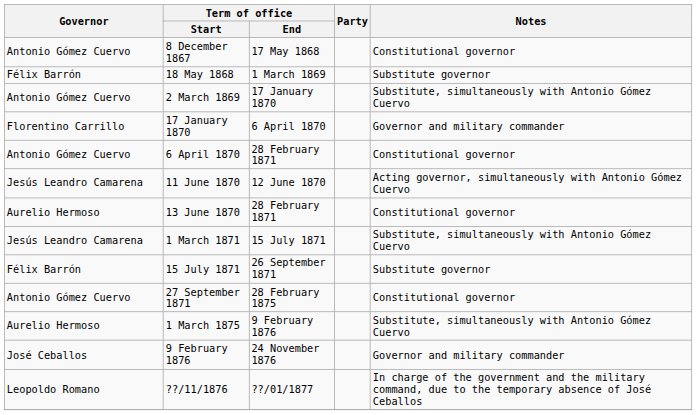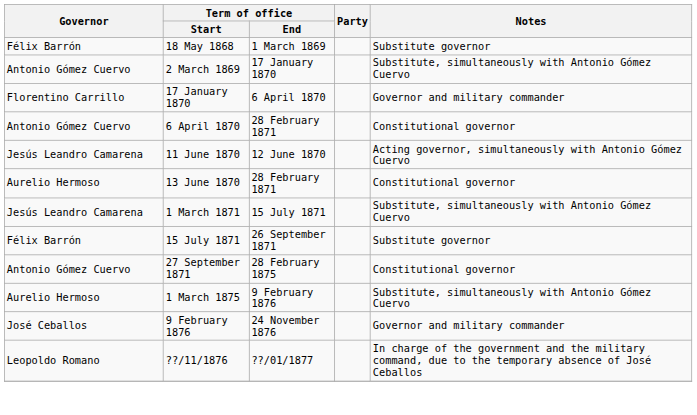- row: (197, 52)
